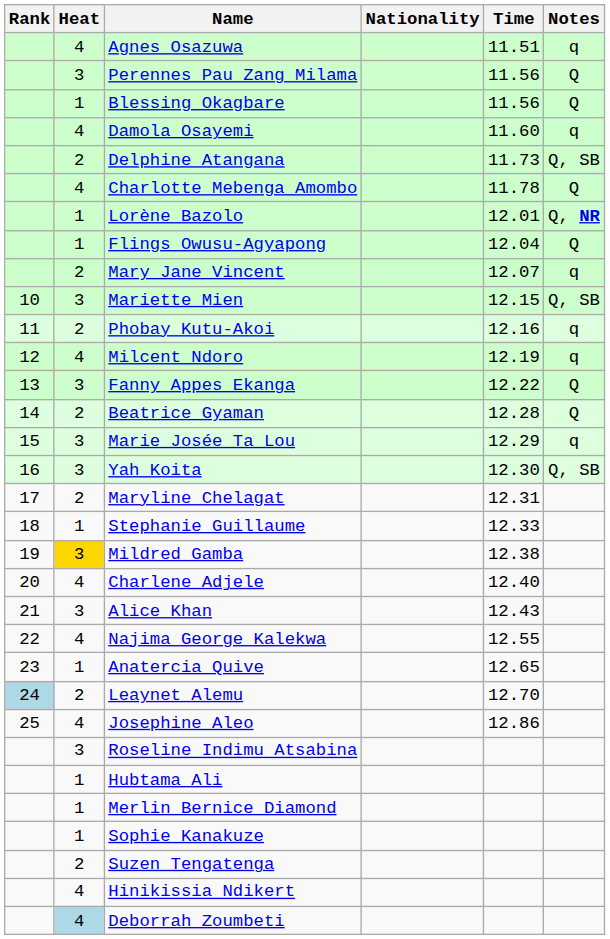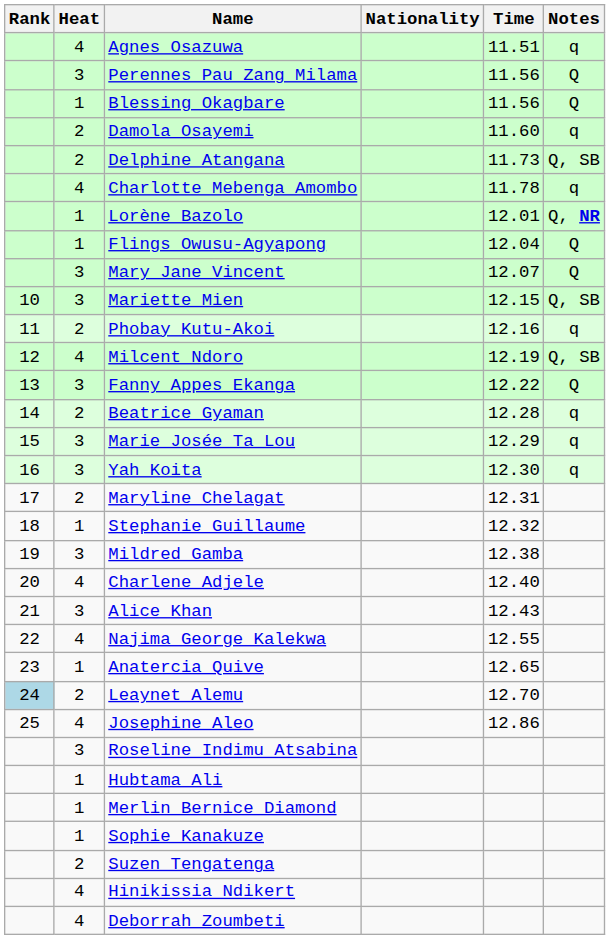(79, 131) 4 -> (79, 131) 2
(574, 188) Q -> (574, 188) q
(79, 272) 2 -> (79, 272) 3
(574, 272) q -> (574, 272) Q
(574, 357) q -> (574, 357) Q, SB
(574, 413) Q -> (574, 413) q
(574, 470) Q, SB -> (574, 470) q
(514, 526) 12.33 -> (514, 526) 12.32
(79, 554) gold background -> (79, 554) no background
(79, 920) lightblue background -> (79, 920) no background
